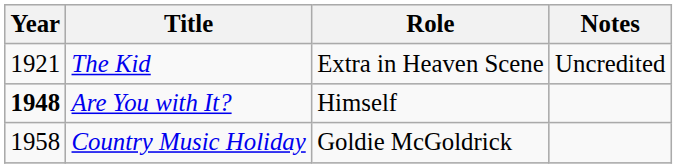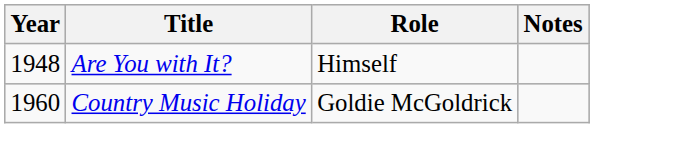- row: (111, 63)
(35, 102) bold -> (35, 63) normal
(35, 142) 1958 -> (35, 102) 1960
